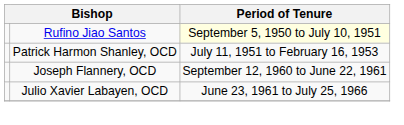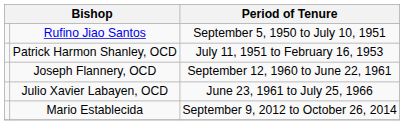(284, 33) lightyellow background -> (290, 33) no background
+ row: (95, 110)
